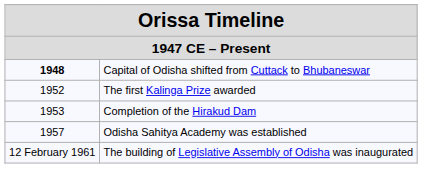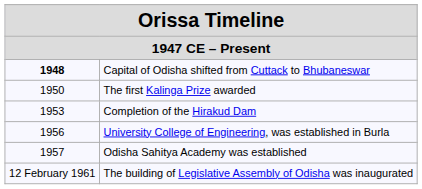(52, 90) 1952 -> (52, 90) 1950
+ row: (246, 132)
